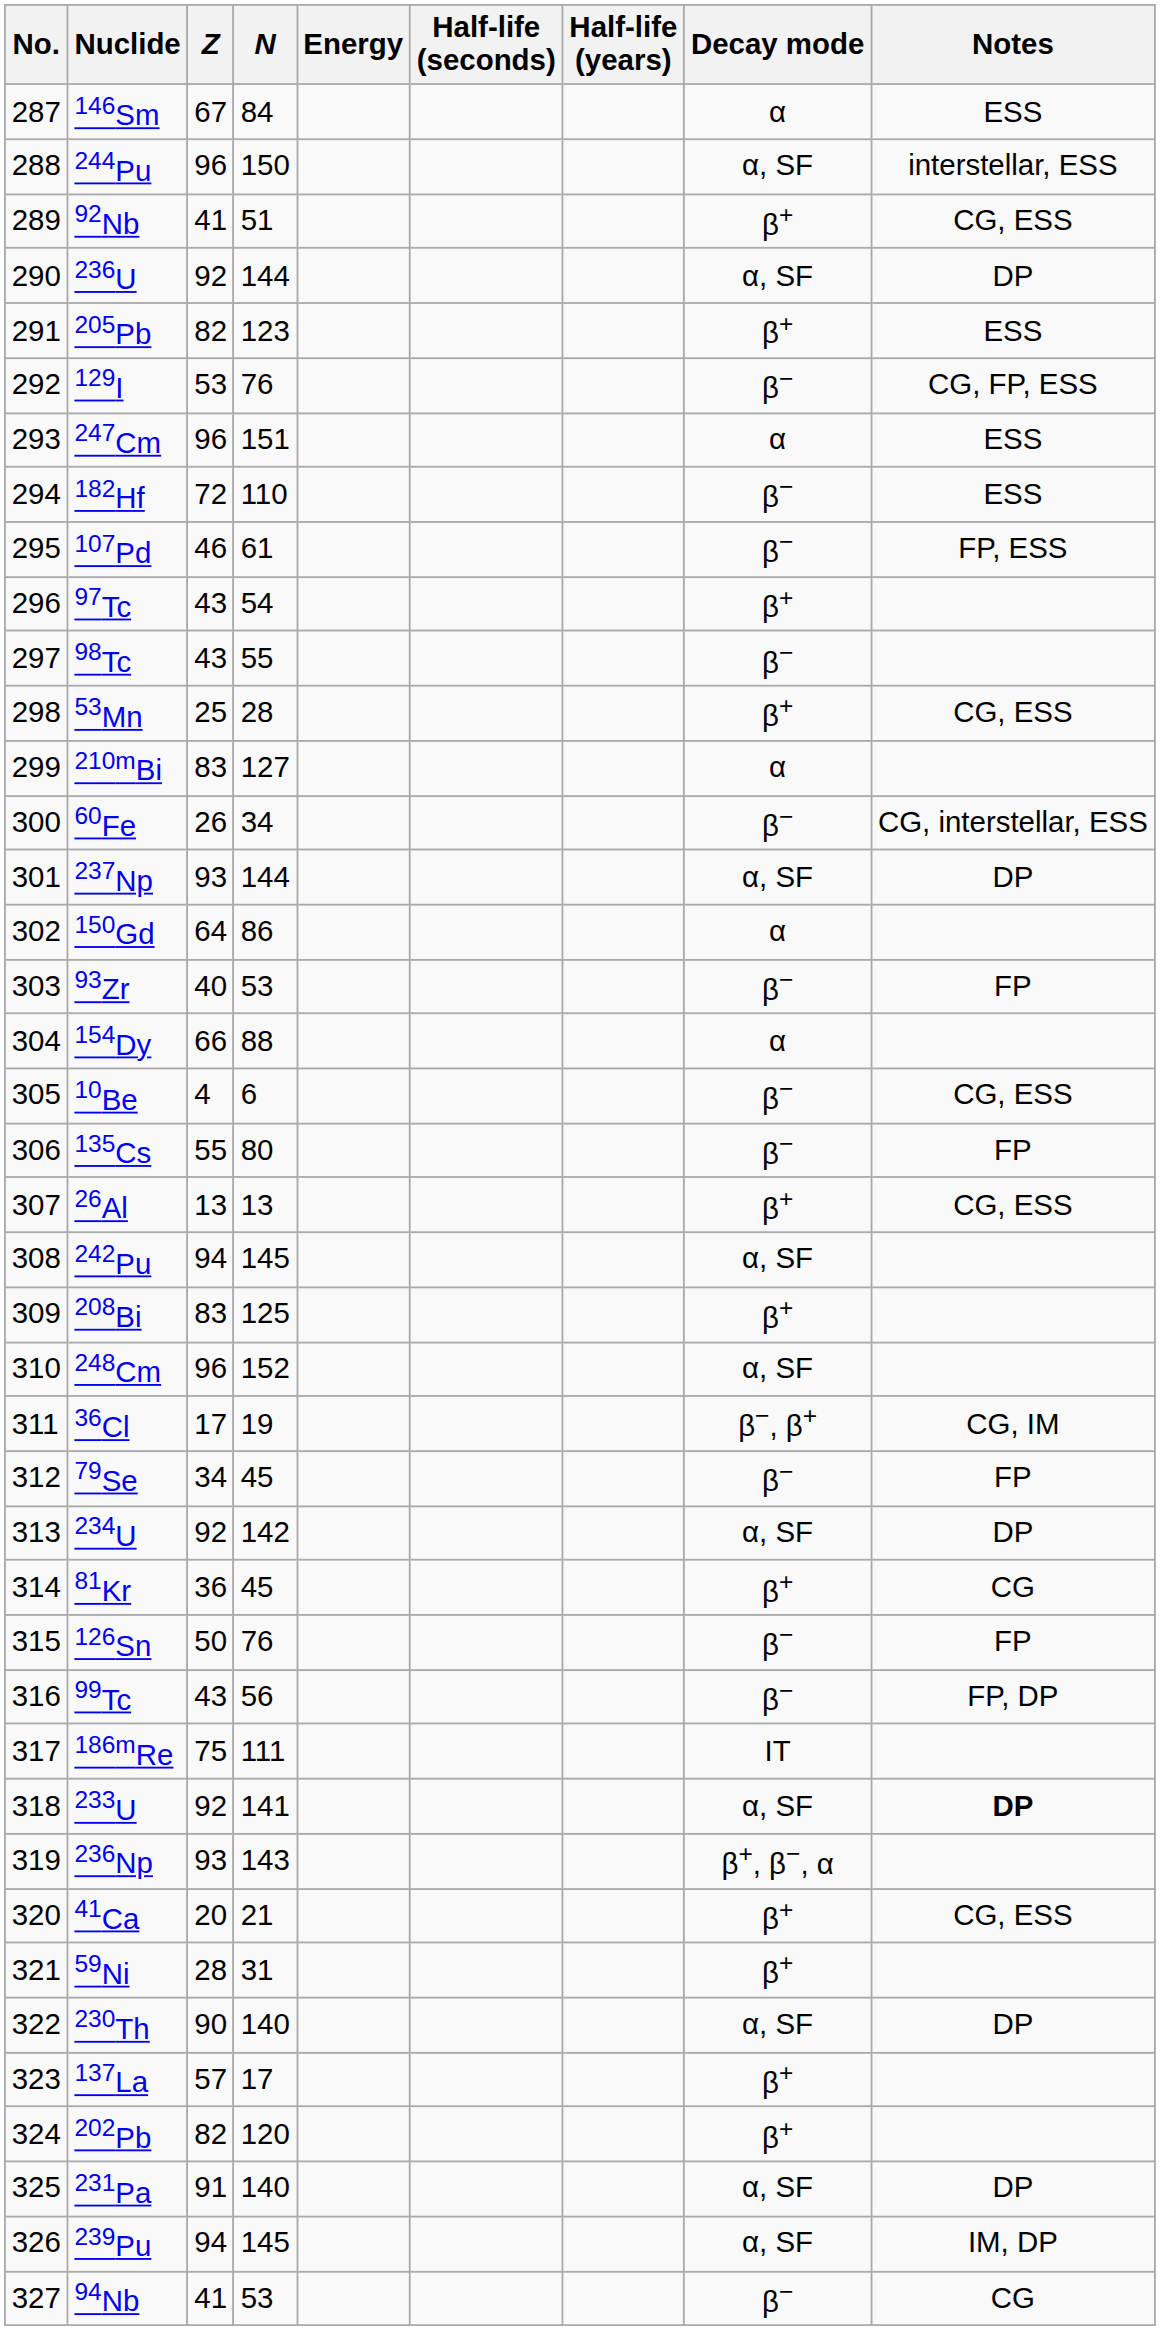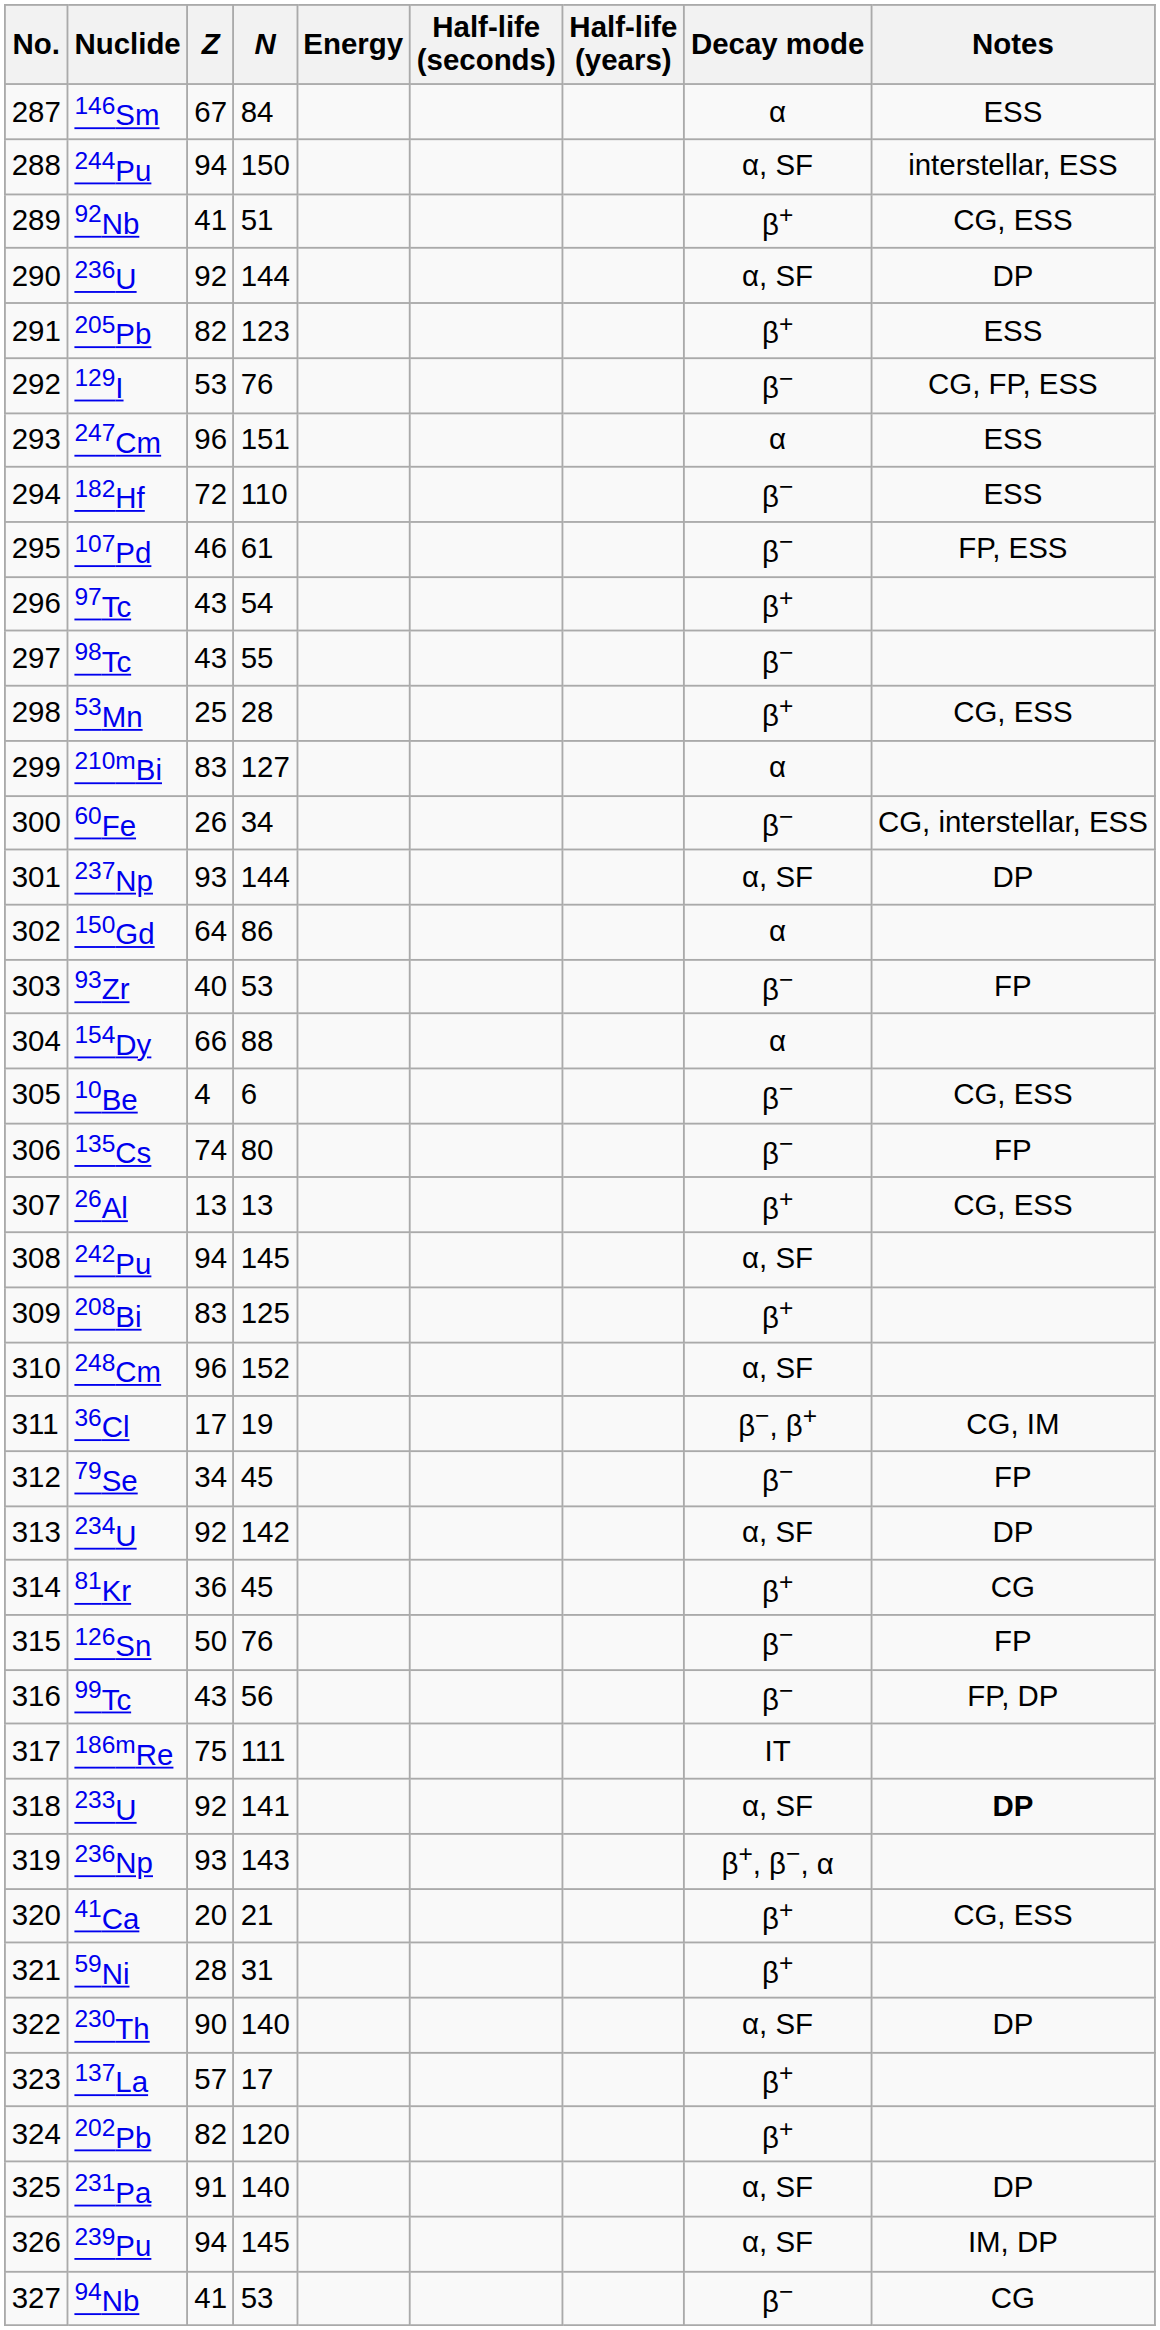(211, 166) 96 -> (211, 166) 94
(211, 1150) 55 -> (211, 1150) 74
